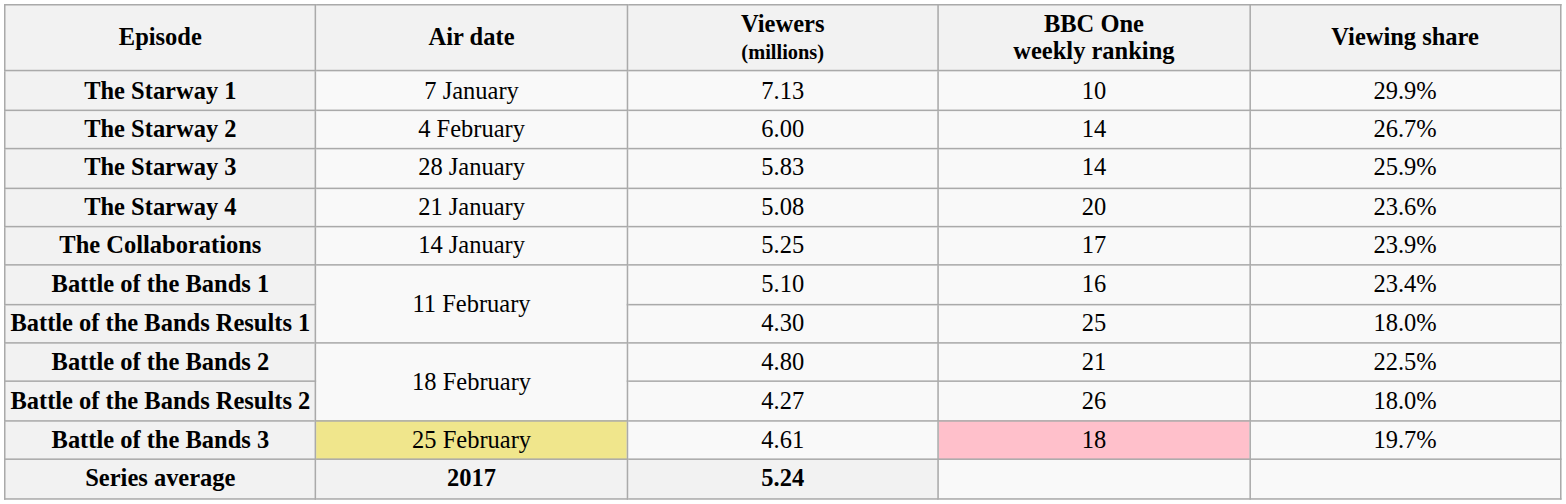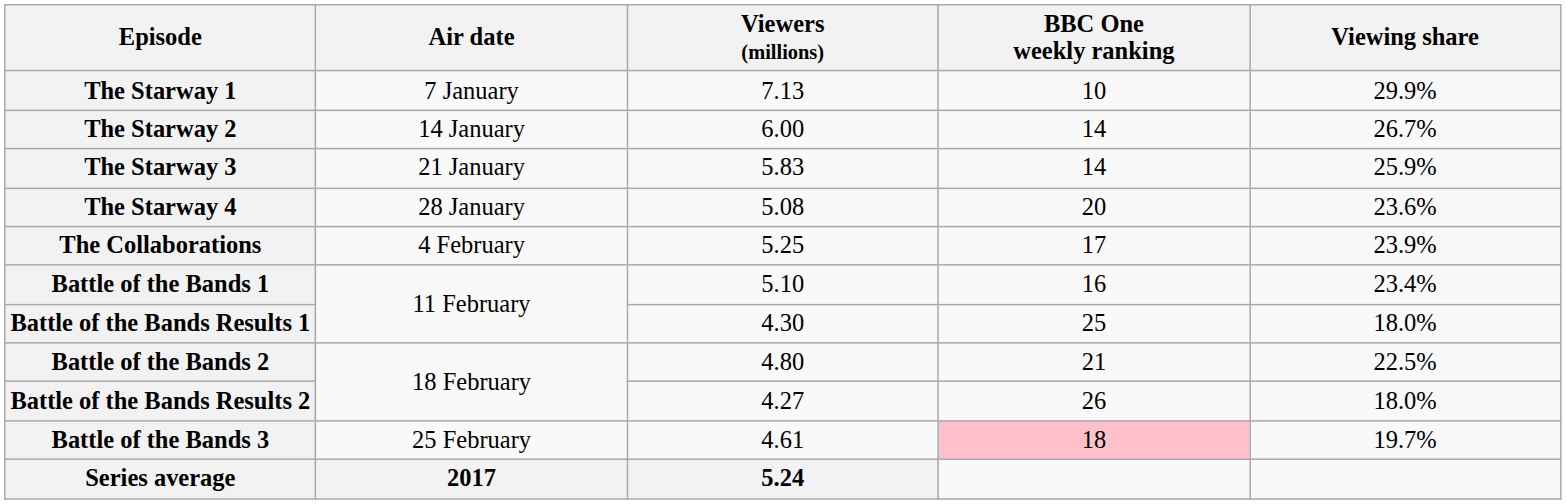(472, 129) 4 February -> (472, 129) 14 January
(472, 167) 28 January -> (472, 167) 21 January
(472, 206) 21 January -> (472, 206) 28 January
(472, 245) 14 January -> (472, 245) 4 February
(472, 439) khaki background -> (472, 439) no background
